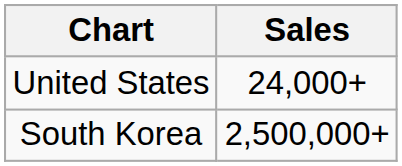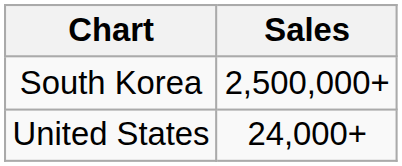rows swapped: (111, 134) <-> (111, 82)
